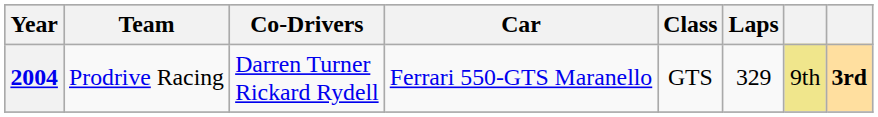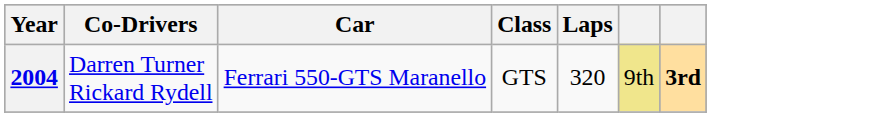- column: (147, 24)
(754, 77) 329 -> (588, 77) 320
